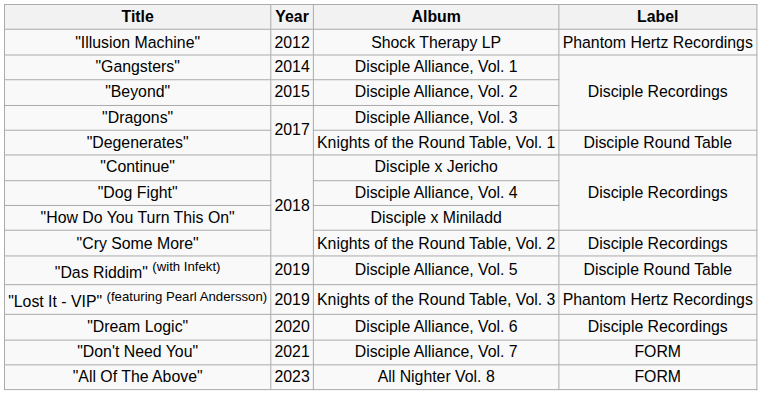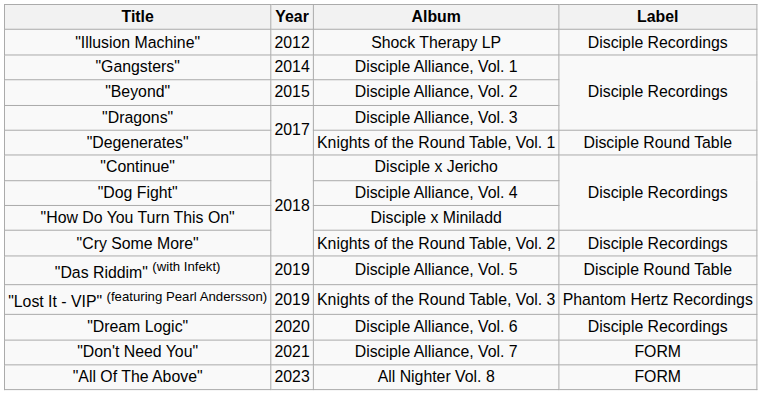(658, 42) Phantom Hertz Recordings -> (658, 42) Disciple Recordings
